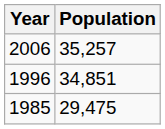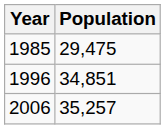rows swapped: (30, 108) <-> (30, 49)
